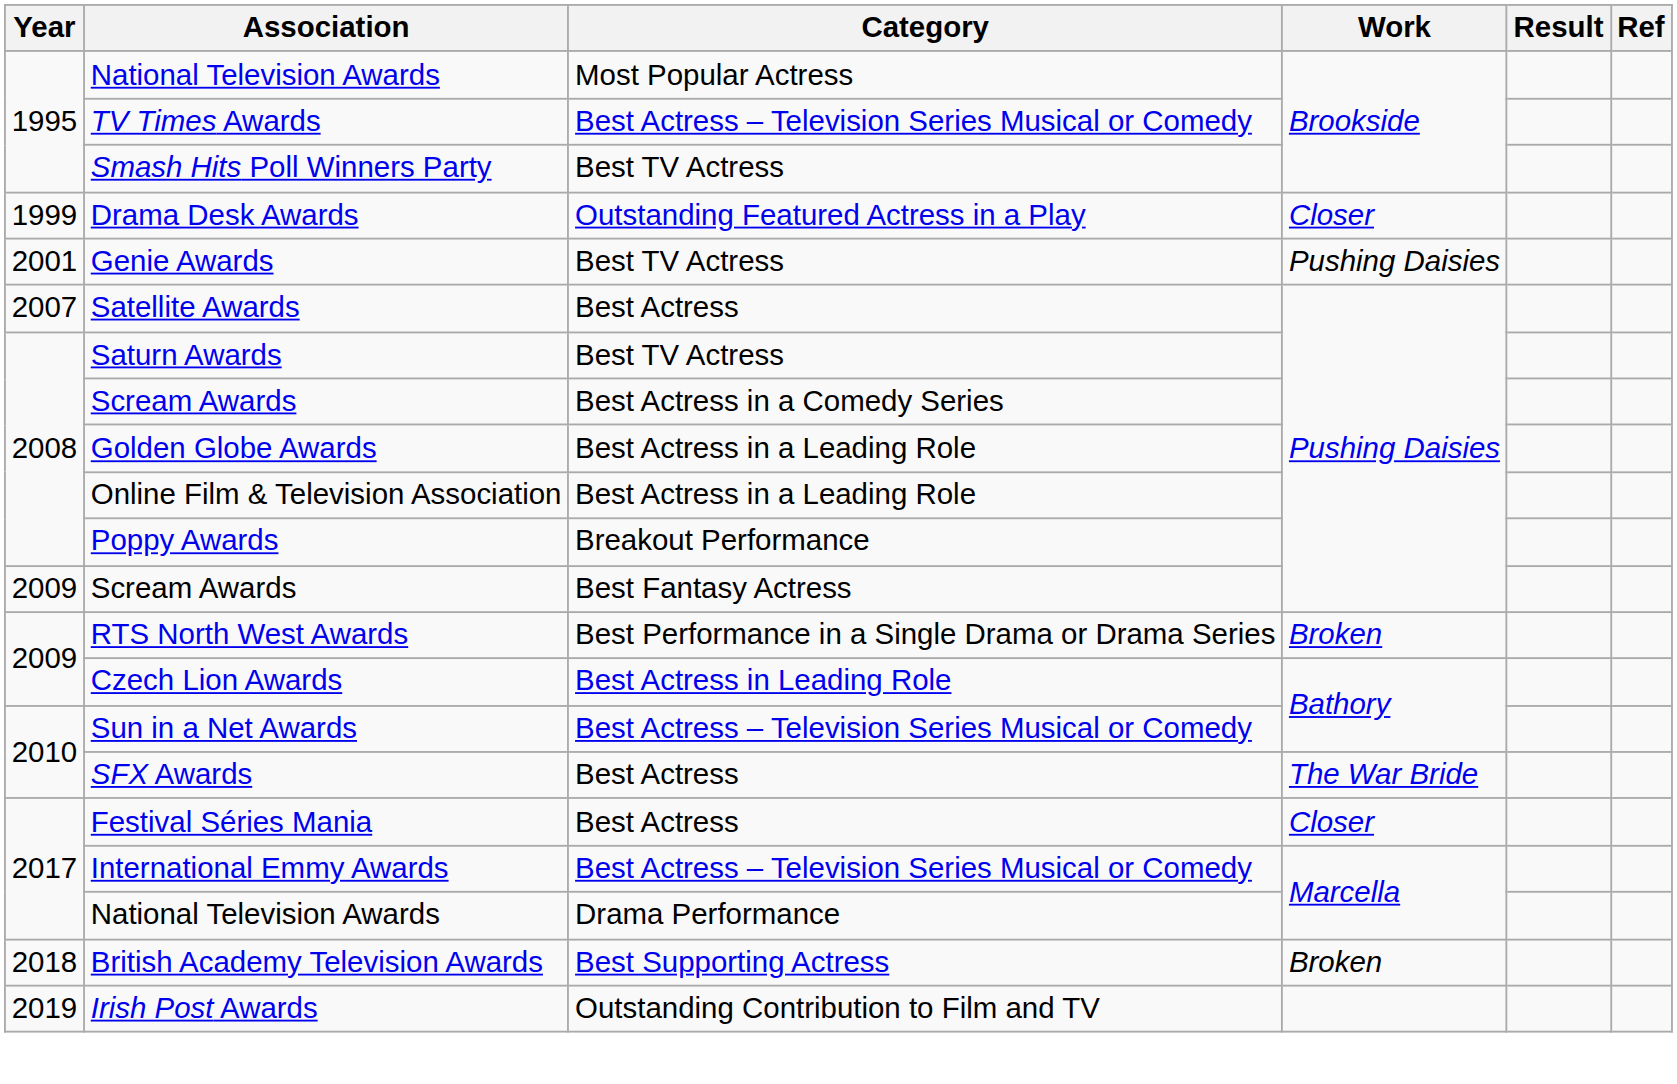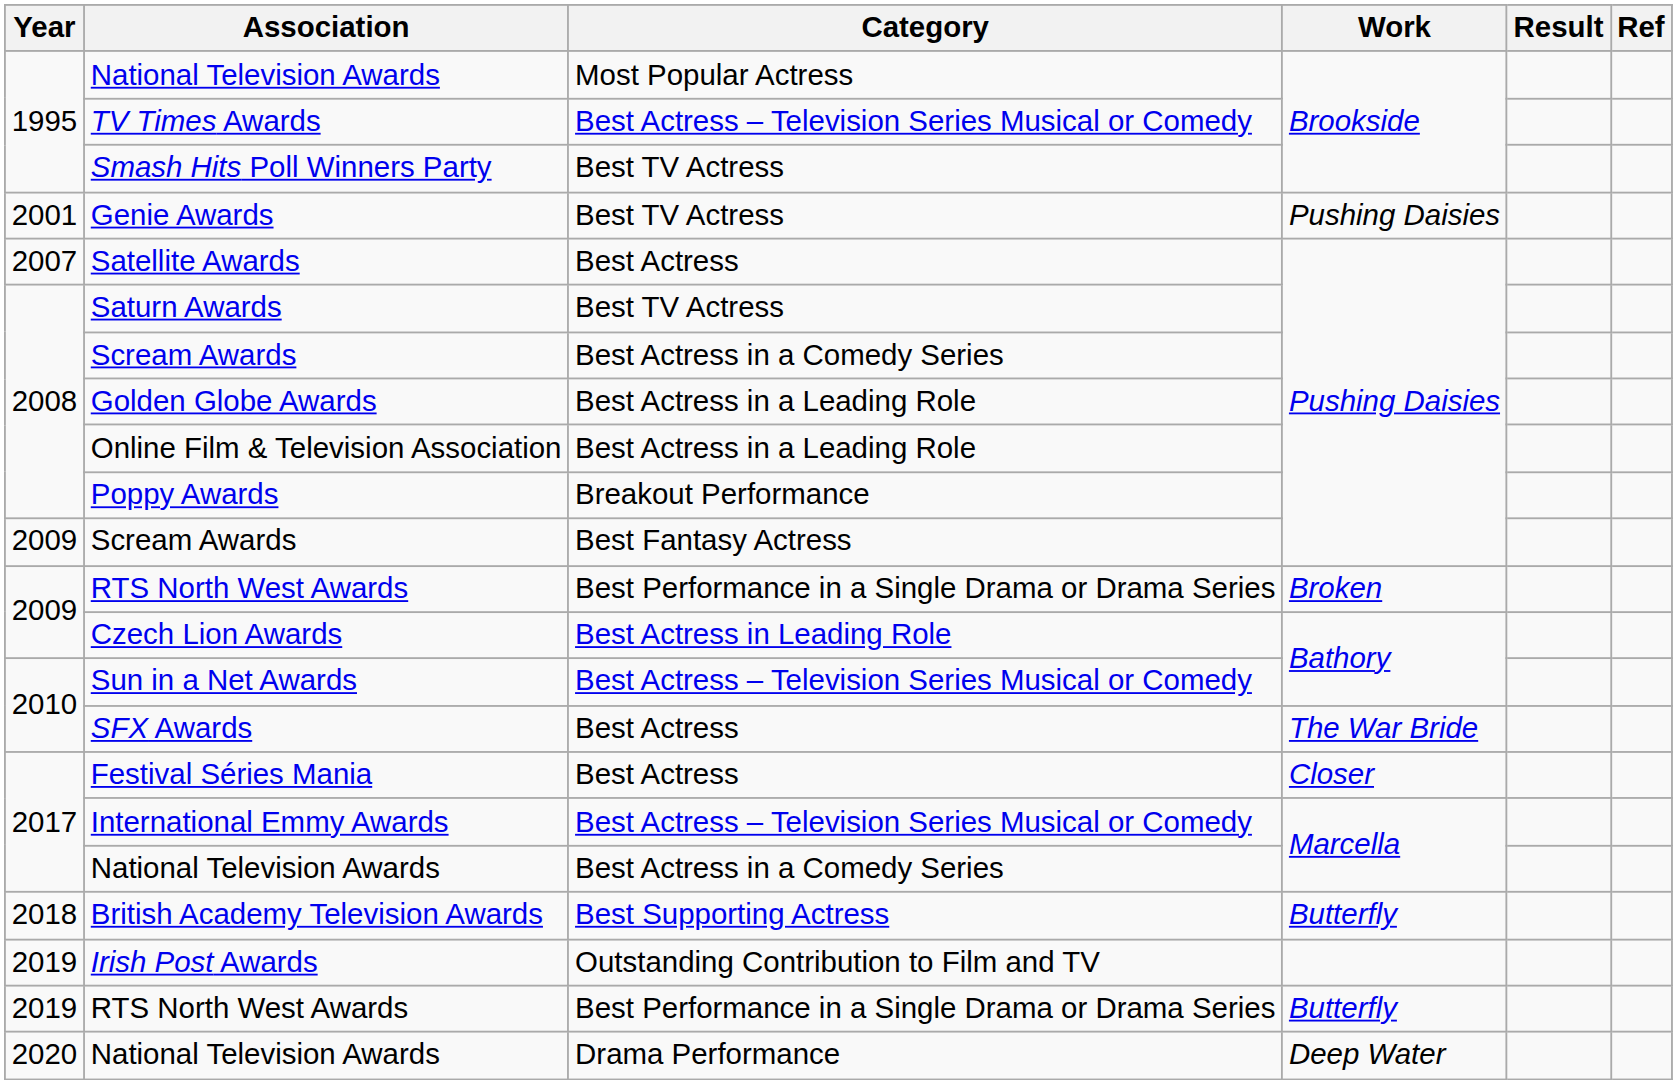- row: (44, 214)
(708, 914) Drama Performance -> (789, 868) Best Actress in a Comedy Series
(1336, 961) Broken -> (1343, 914) Butterfly
+ row: (44, 1008)
+ row: (44, 1055)
